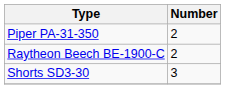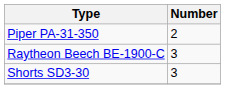(174, 53) 2 -> (174, 53) 3
